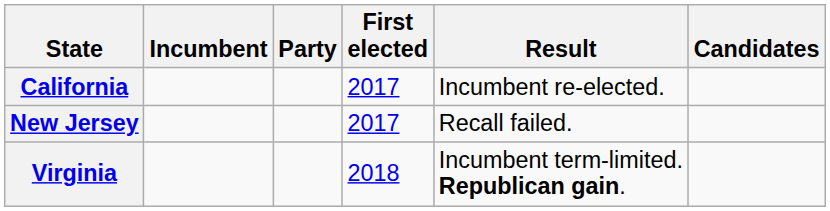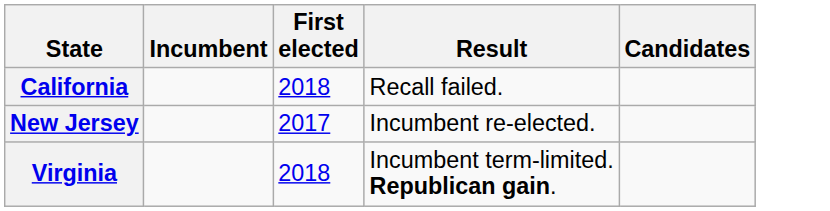- column: (308, 49)
(374, 86) 2017 -> (304, 86) 2018
(552, 86) Incumbent re-elected. -> (436, 86) Recall failed.
(506, 123) Recall failed. -> (483, 123) Incumbent re-elected.
